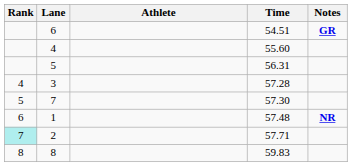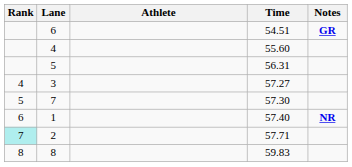(277, 83) 57.28 -> (277, 83) 57.27
(277, 118) 57.48 -> (277, 118) 57.40
